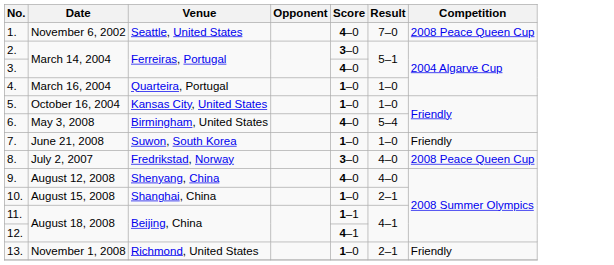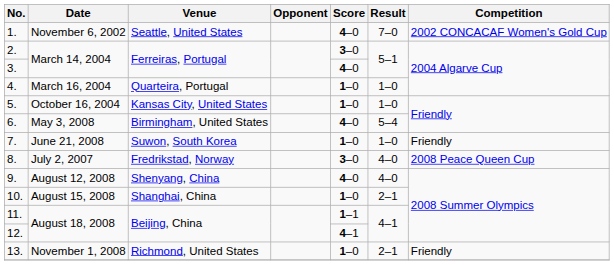(473, 31) 2008 Peace Queen Cup -> (509, 31) 2002 CONCACAF Women's Gold Cup
